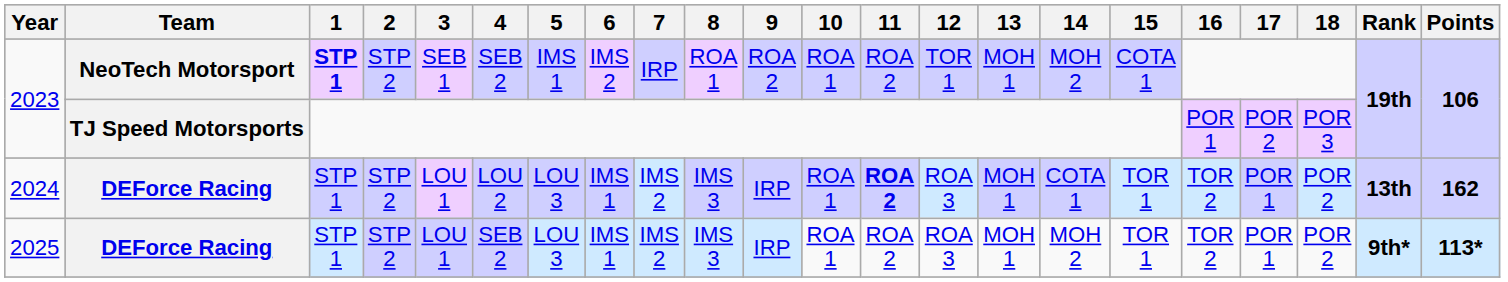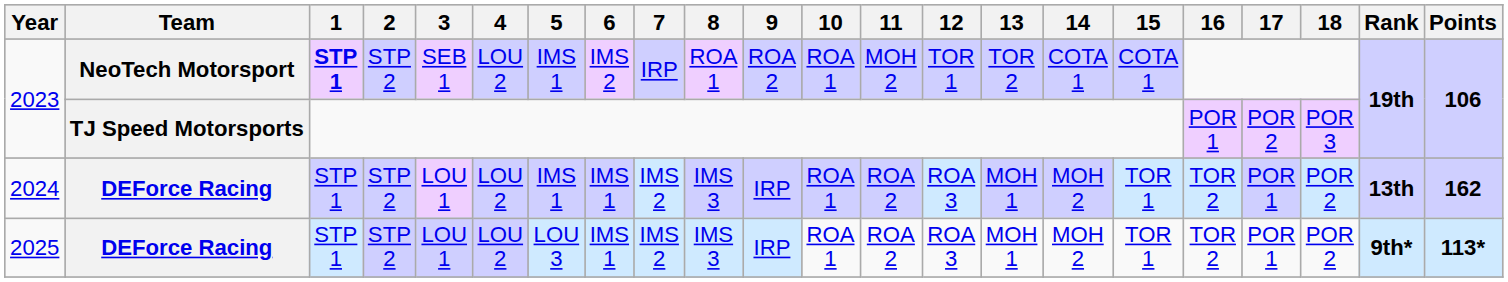(500, 69) SEB 2 -> (500, 69) LOU 2
(890, 69) ROA 2 -> (891, 69) MOH 2
(1009, 69) MOH 1 -> (1012, 69) TOR 2
(1075, 69) MOH 2 -> (1078, 69) COTA 1
(556, 188) LOU 3 -> (556, 188) IMS 1
(890, 188) bold -> (891, 188) normal
(1075, 188) COTA 1 -> (1078, 188) MOH 2
(500, 247) SEB 2 -> (500, 247) LOU 2
